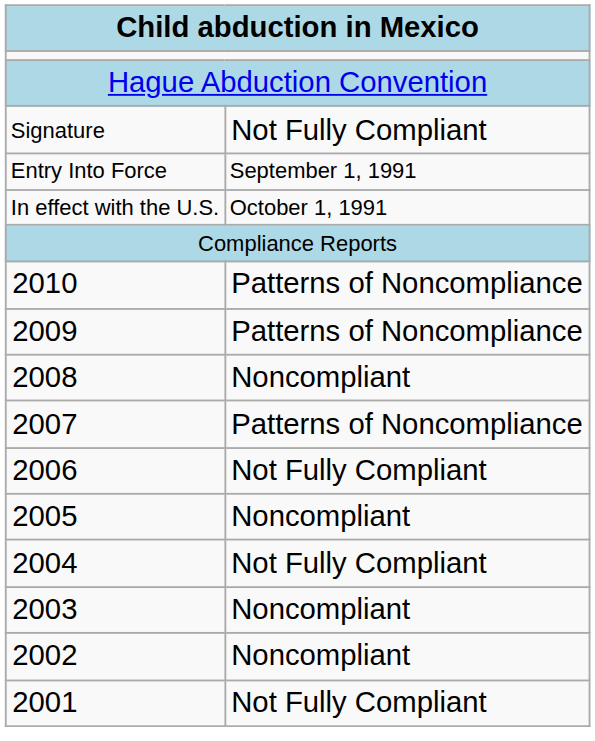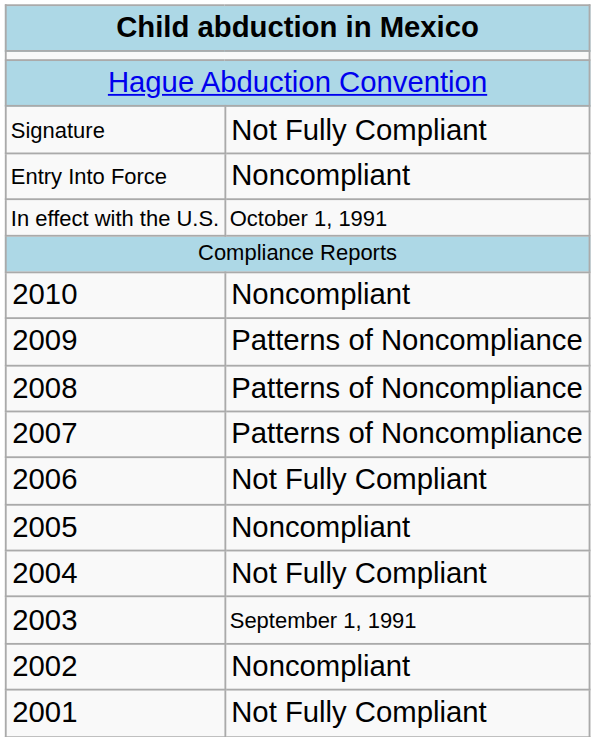(323, 171) September 1, 1991 -> (321, 175) Noncompliant
(407, 284) Patterns of Noncompliance -> (321, 294) Noncompliant
(321, 377) Noncompliant -> (407, 387) Patterns of Noncompliance
(321, 609) Noncompliant -> (323, 620) September 1, 1991
